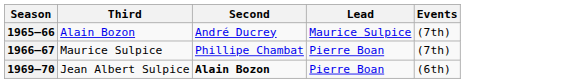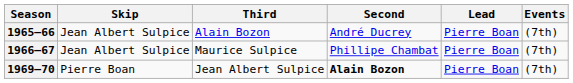+ column: (125, 14)
(360, 32) Maurice Sulpice -> (482, 32) Pierre Boan
(434, 69) (6th) -> (541, 69) (7th)
